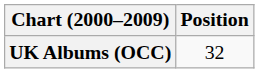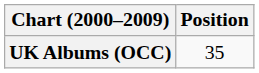(215, 51) 32 -> (215, 51) 35
